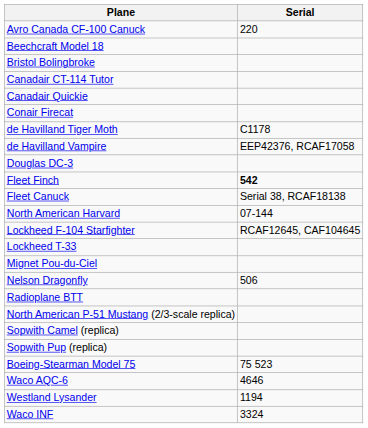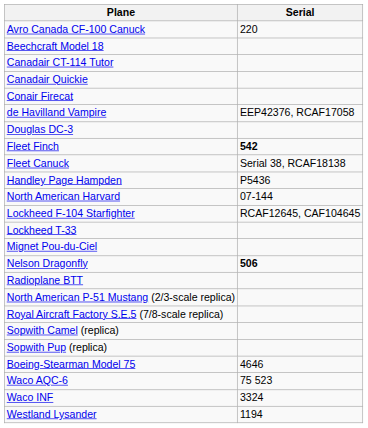- row: (51, 63)
- row: (62, 130)
+ row: (64, 180)
(249, 280) normal -> (249, 264) bold
+ row: (115, 314)
(256, 364) 75 523 -> (252, 364) 4646
(252, 381) 4646 -> (256, 381) 75 523
rows swapped: (30, 414) <-> (52, 398)
